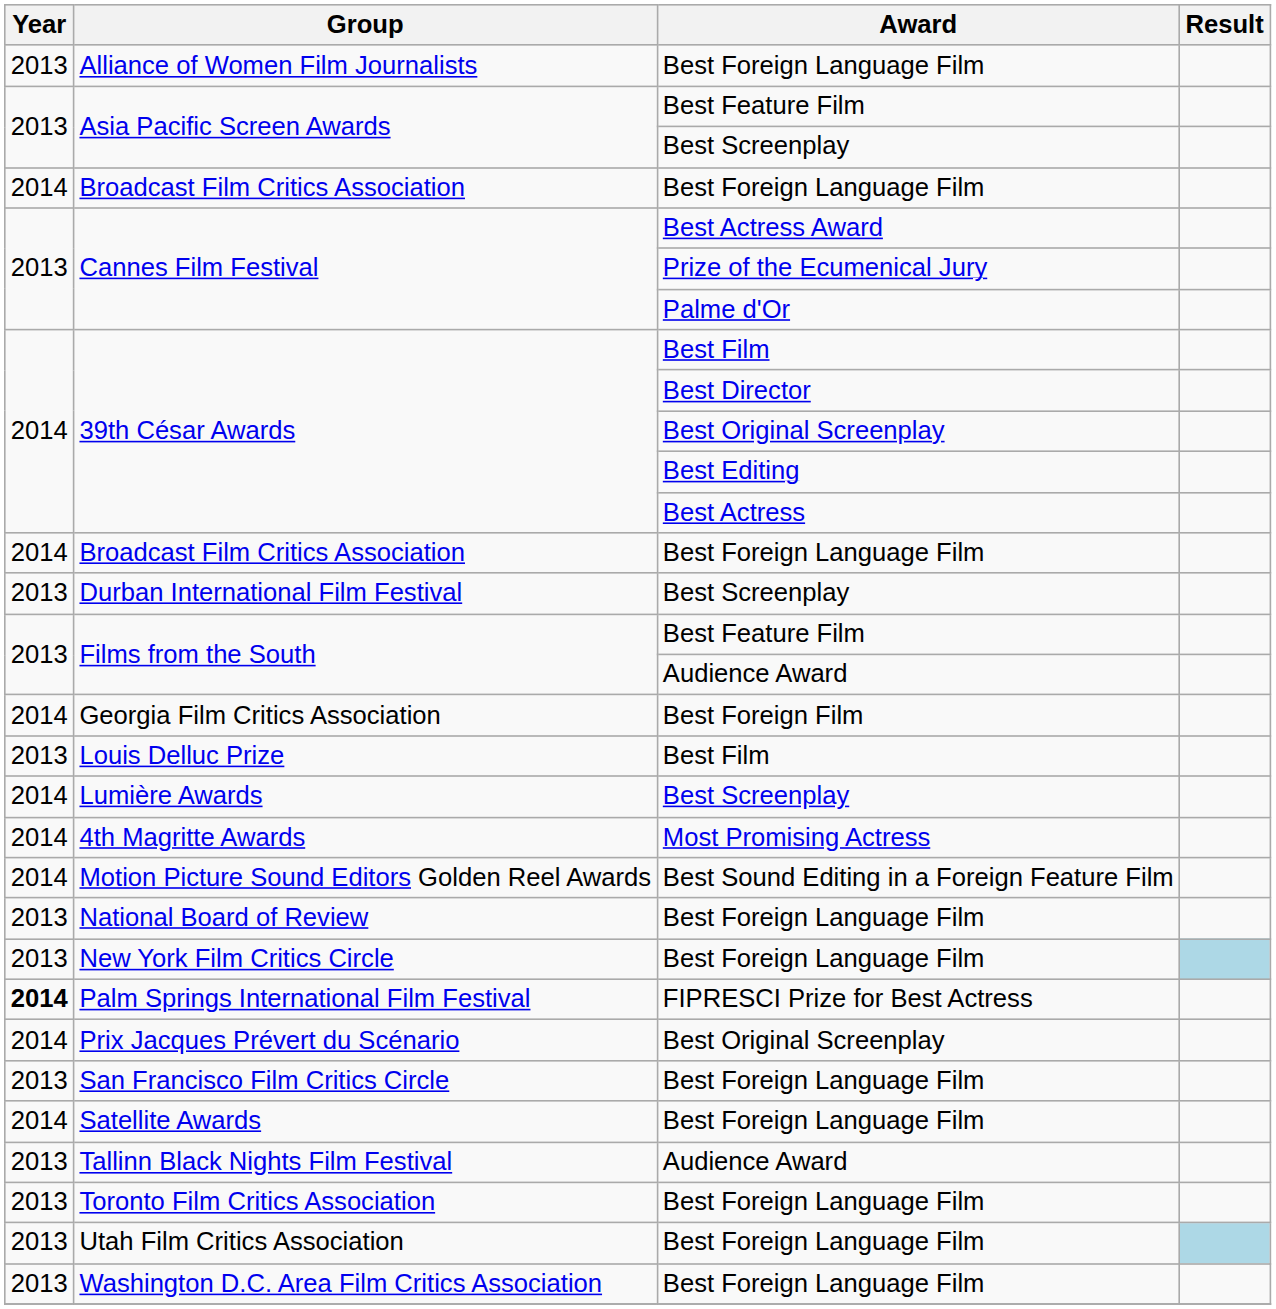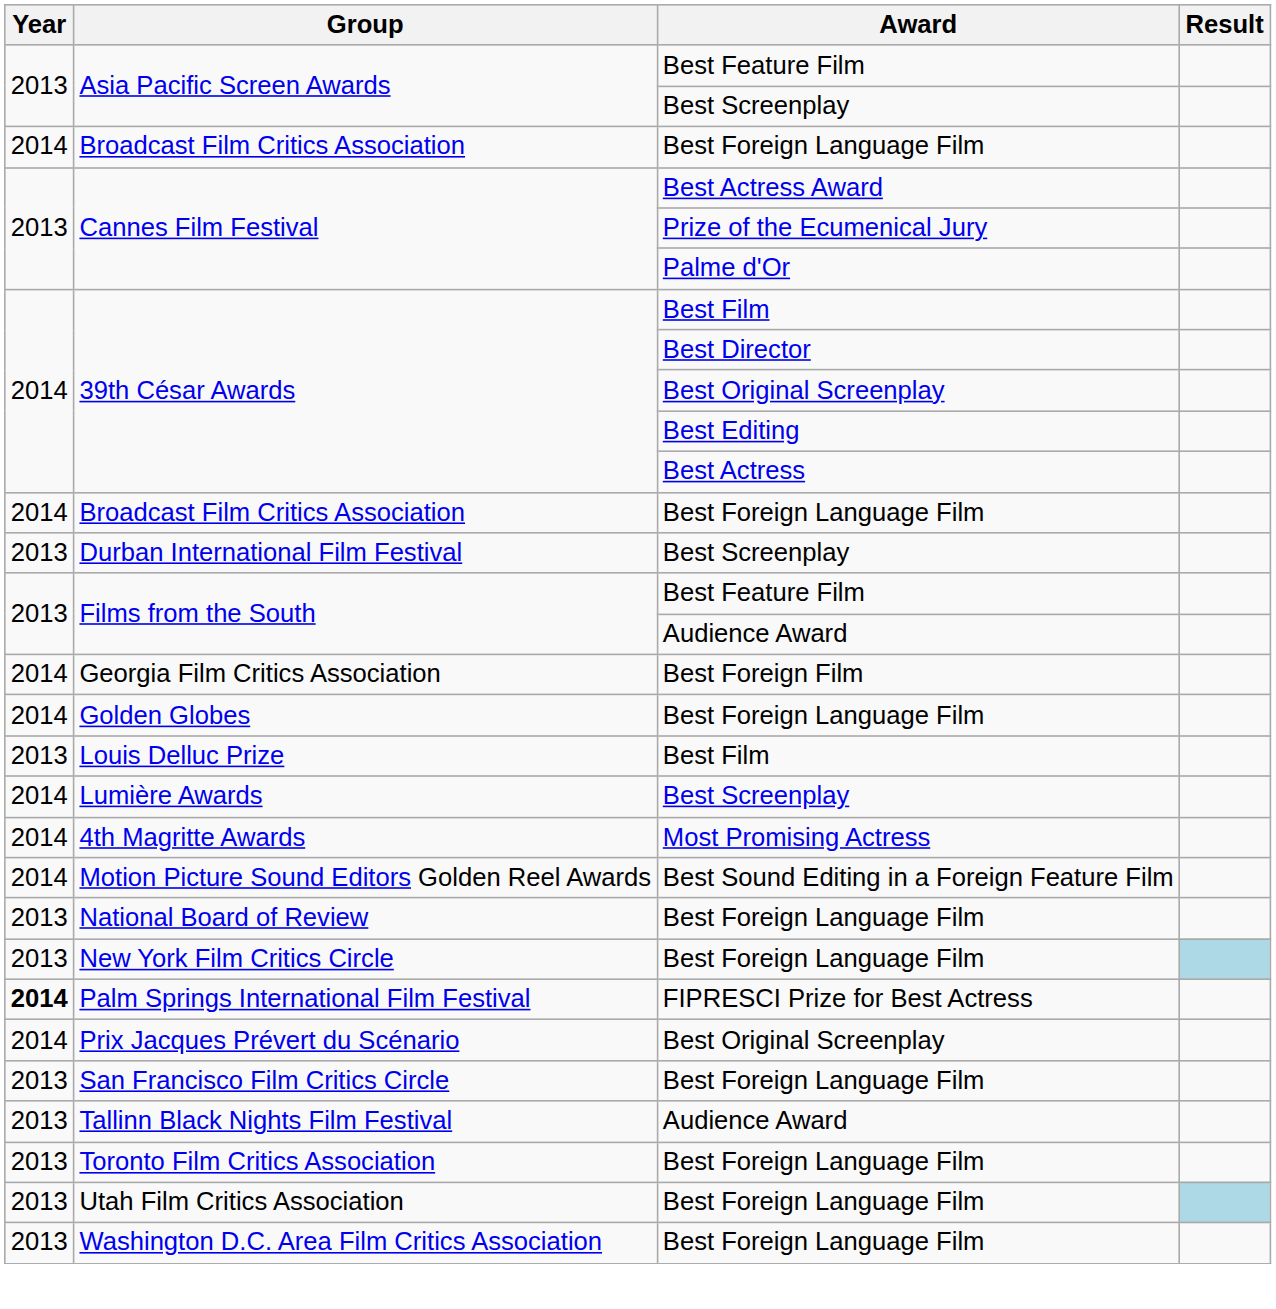- row: (278, 65)
+ row: (165, 715)
- row: (170, 1120)
